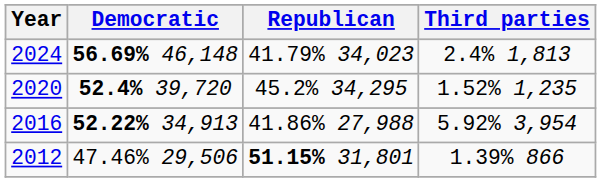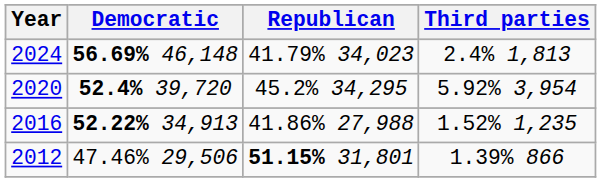(507, 91) 1.52% 1,235 -> (507, 91) 5.92% 3,954
(507, 125) 5.92% 3,954 -> (507, 125) 1.52% 1,235
